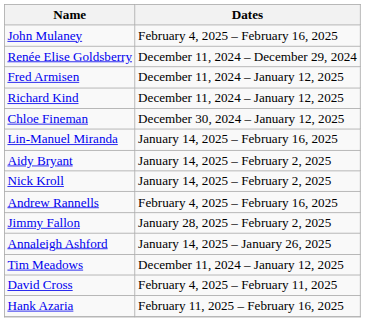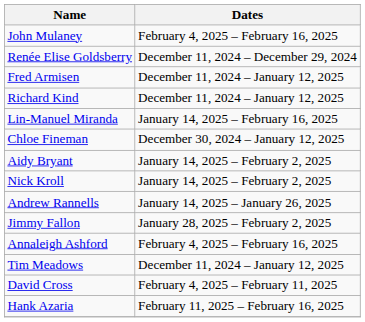rows swapped: (48, 118) <-> (63, 139)
(238, 202) February 4, 2025 – February 16, 2025 -> (235, 202) January 14, 2025 – January 26, 2025
(235, 243) January 14, 2025 – January 26, 2025 -> (238, 243) February 4, 2025 – February 16, 2025
